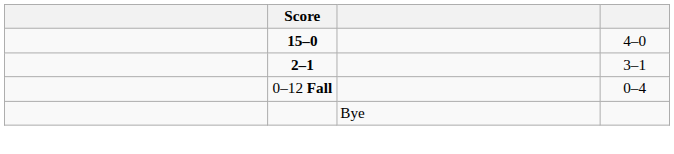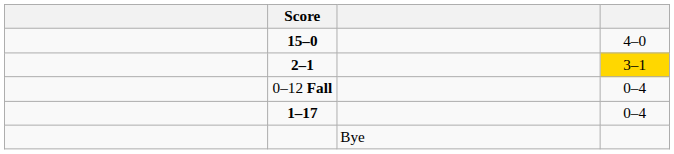(635, 64) no background -> (635, 64) gold background
+ row: (302, 112)
